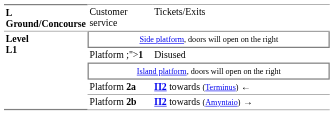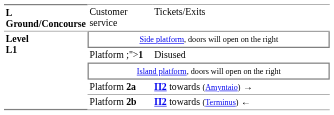(202, 87) Π2 towards (Terminus) ← -> (203, 87) Π2 towards (Amyntaio) →
(203, 102) Π2 towards (Amyntaio) → -> (202, 102) Π2 towards (Terminus) ←
